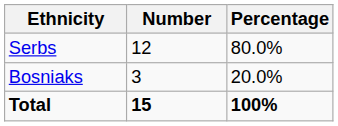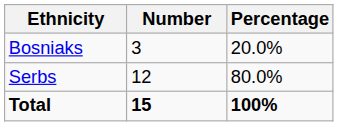rows swapped: (33, 47) <-> (46, 76)
